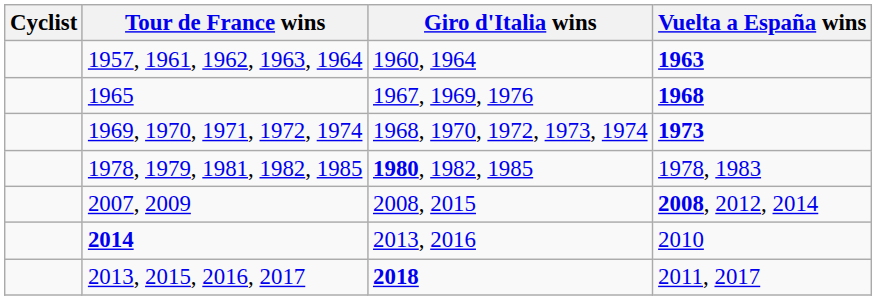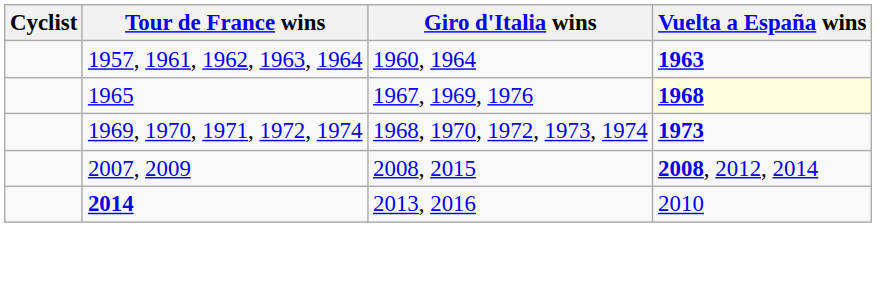(681, 95) no background -> (681, 95) lightyellow background
- row: (225, 167)
- row: (197, 276)
